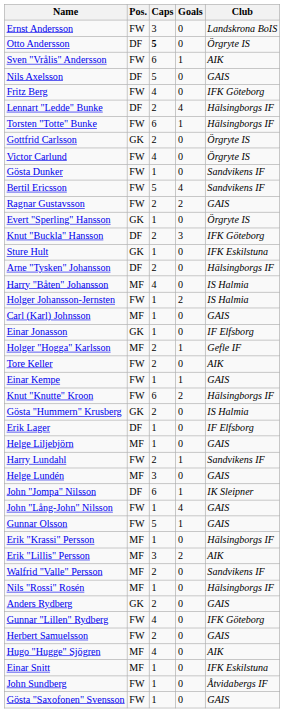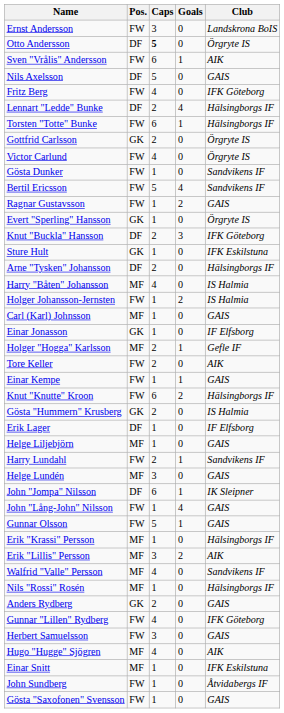(154, 204) 2 -> (154, 204) 1
(154, 572) 2 -> (154, 572) 4
(154, 635) 2 -> (154, 635) 3
